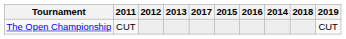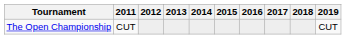columns swapped: (278, 12) <-> (202, 12)
